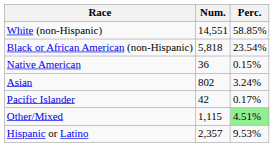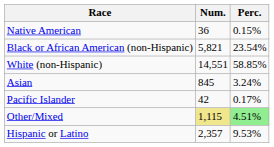rows swapped: (54, 30) <-> (44, 64)
(210, 47) 5,818 -> (210, 47) 5,821
(206, 82) 802 -> (206, 82) 845
(210, 116) no background -> (210, 116) khaki background
